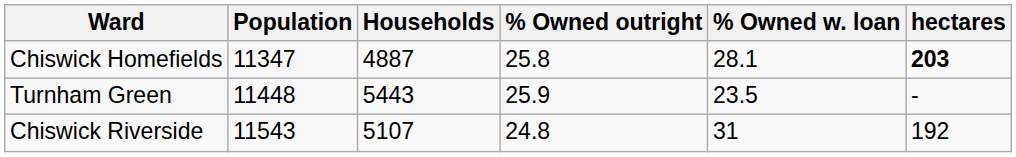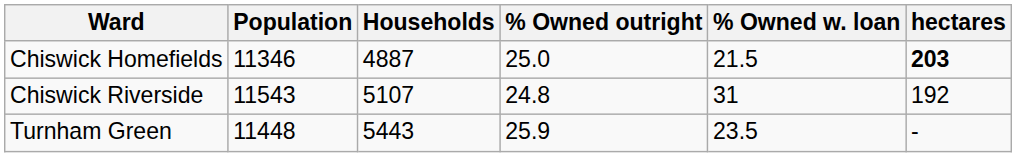(264, 59) 11347 -> (264, 59) 11346
(528, 59) 25.8 -> (528, 59) 25.0
(735, 59) 28.1 -> (735, 59) 21.5
rows swapped: (107, 132) <-> (91, 95)
